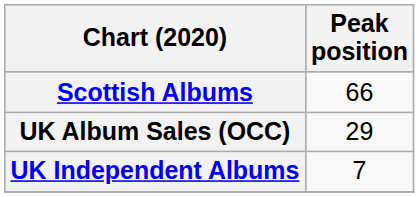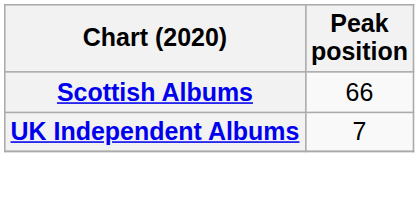- row: (155, 131)
